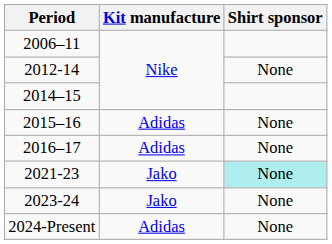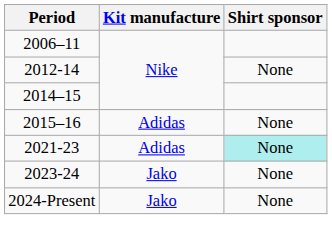- row: (52, 148)
(162, 174) Jako -> (162, 148) Adidas
(162, 226) Adidas -> (162, 200) Jako
